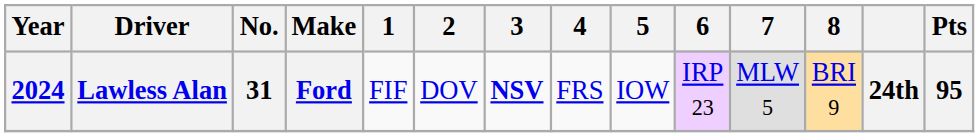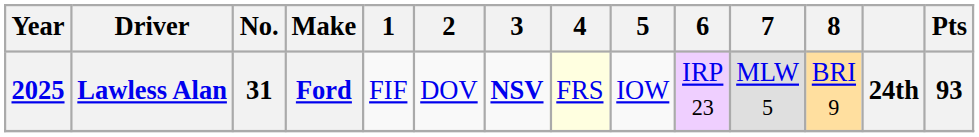(38, 89) 2024 -> (38, 89) 2025
(580, 89) no background -> (580, 89) lightyellow background
(949, 89) 95 -> (949, 89) 93
